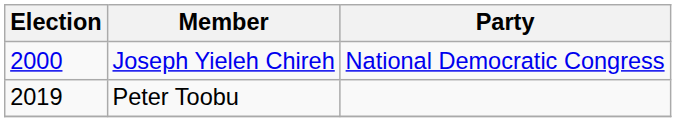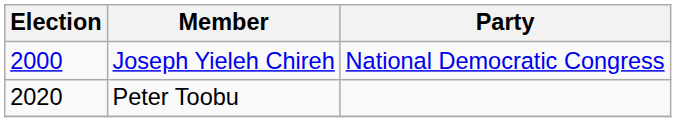(36, 97) 2019 -> (36, 97) 2020
